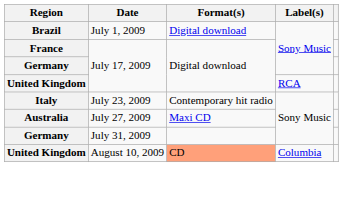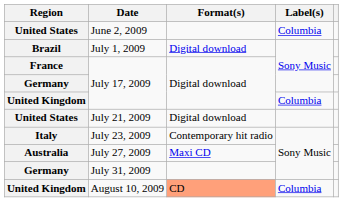+ row: (46, 30)
(289, 83) RCA -> (300, 100) Columbia
+ row: (46, 118)
